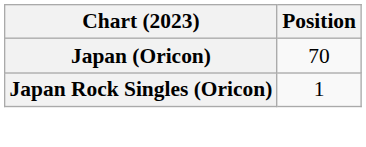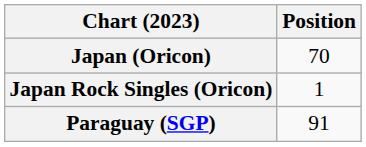+ row: (141, 123)
